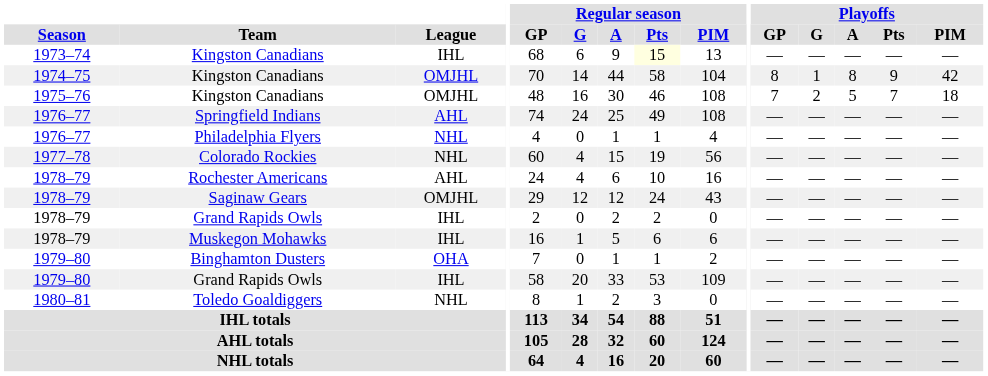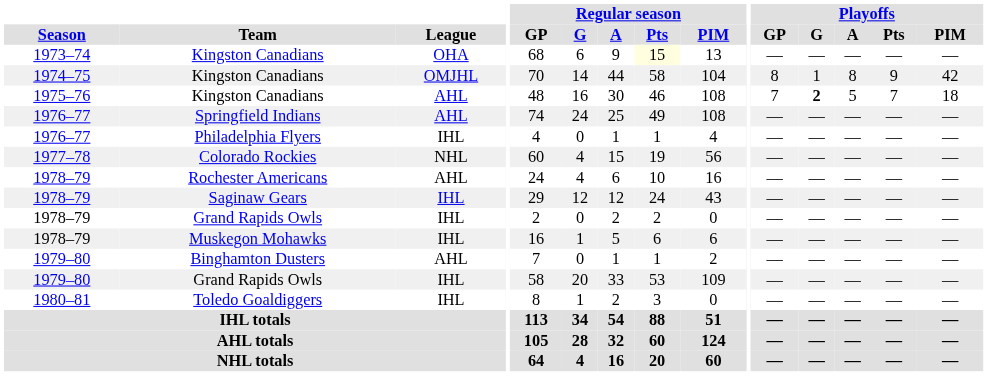(451, 54) IHL -> (451, 54) OHA
(451, 95) OMJHL -> (451, 95) AHL
(817, 95) normal -> (817, 95) bold
(451, 136) NHL -> (451, 136) IHL
(451, 197) OMJHL -> (451, 197) IHL
(451, 258) OHA -> (451, 258) AHL
(451, 299) NHL -> (451, 299) IHL
